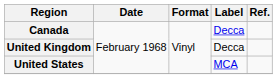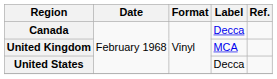(229, 47) Decca -> (226, 47) MCA
(226, 64) MCA -> (229, 64) Decca
